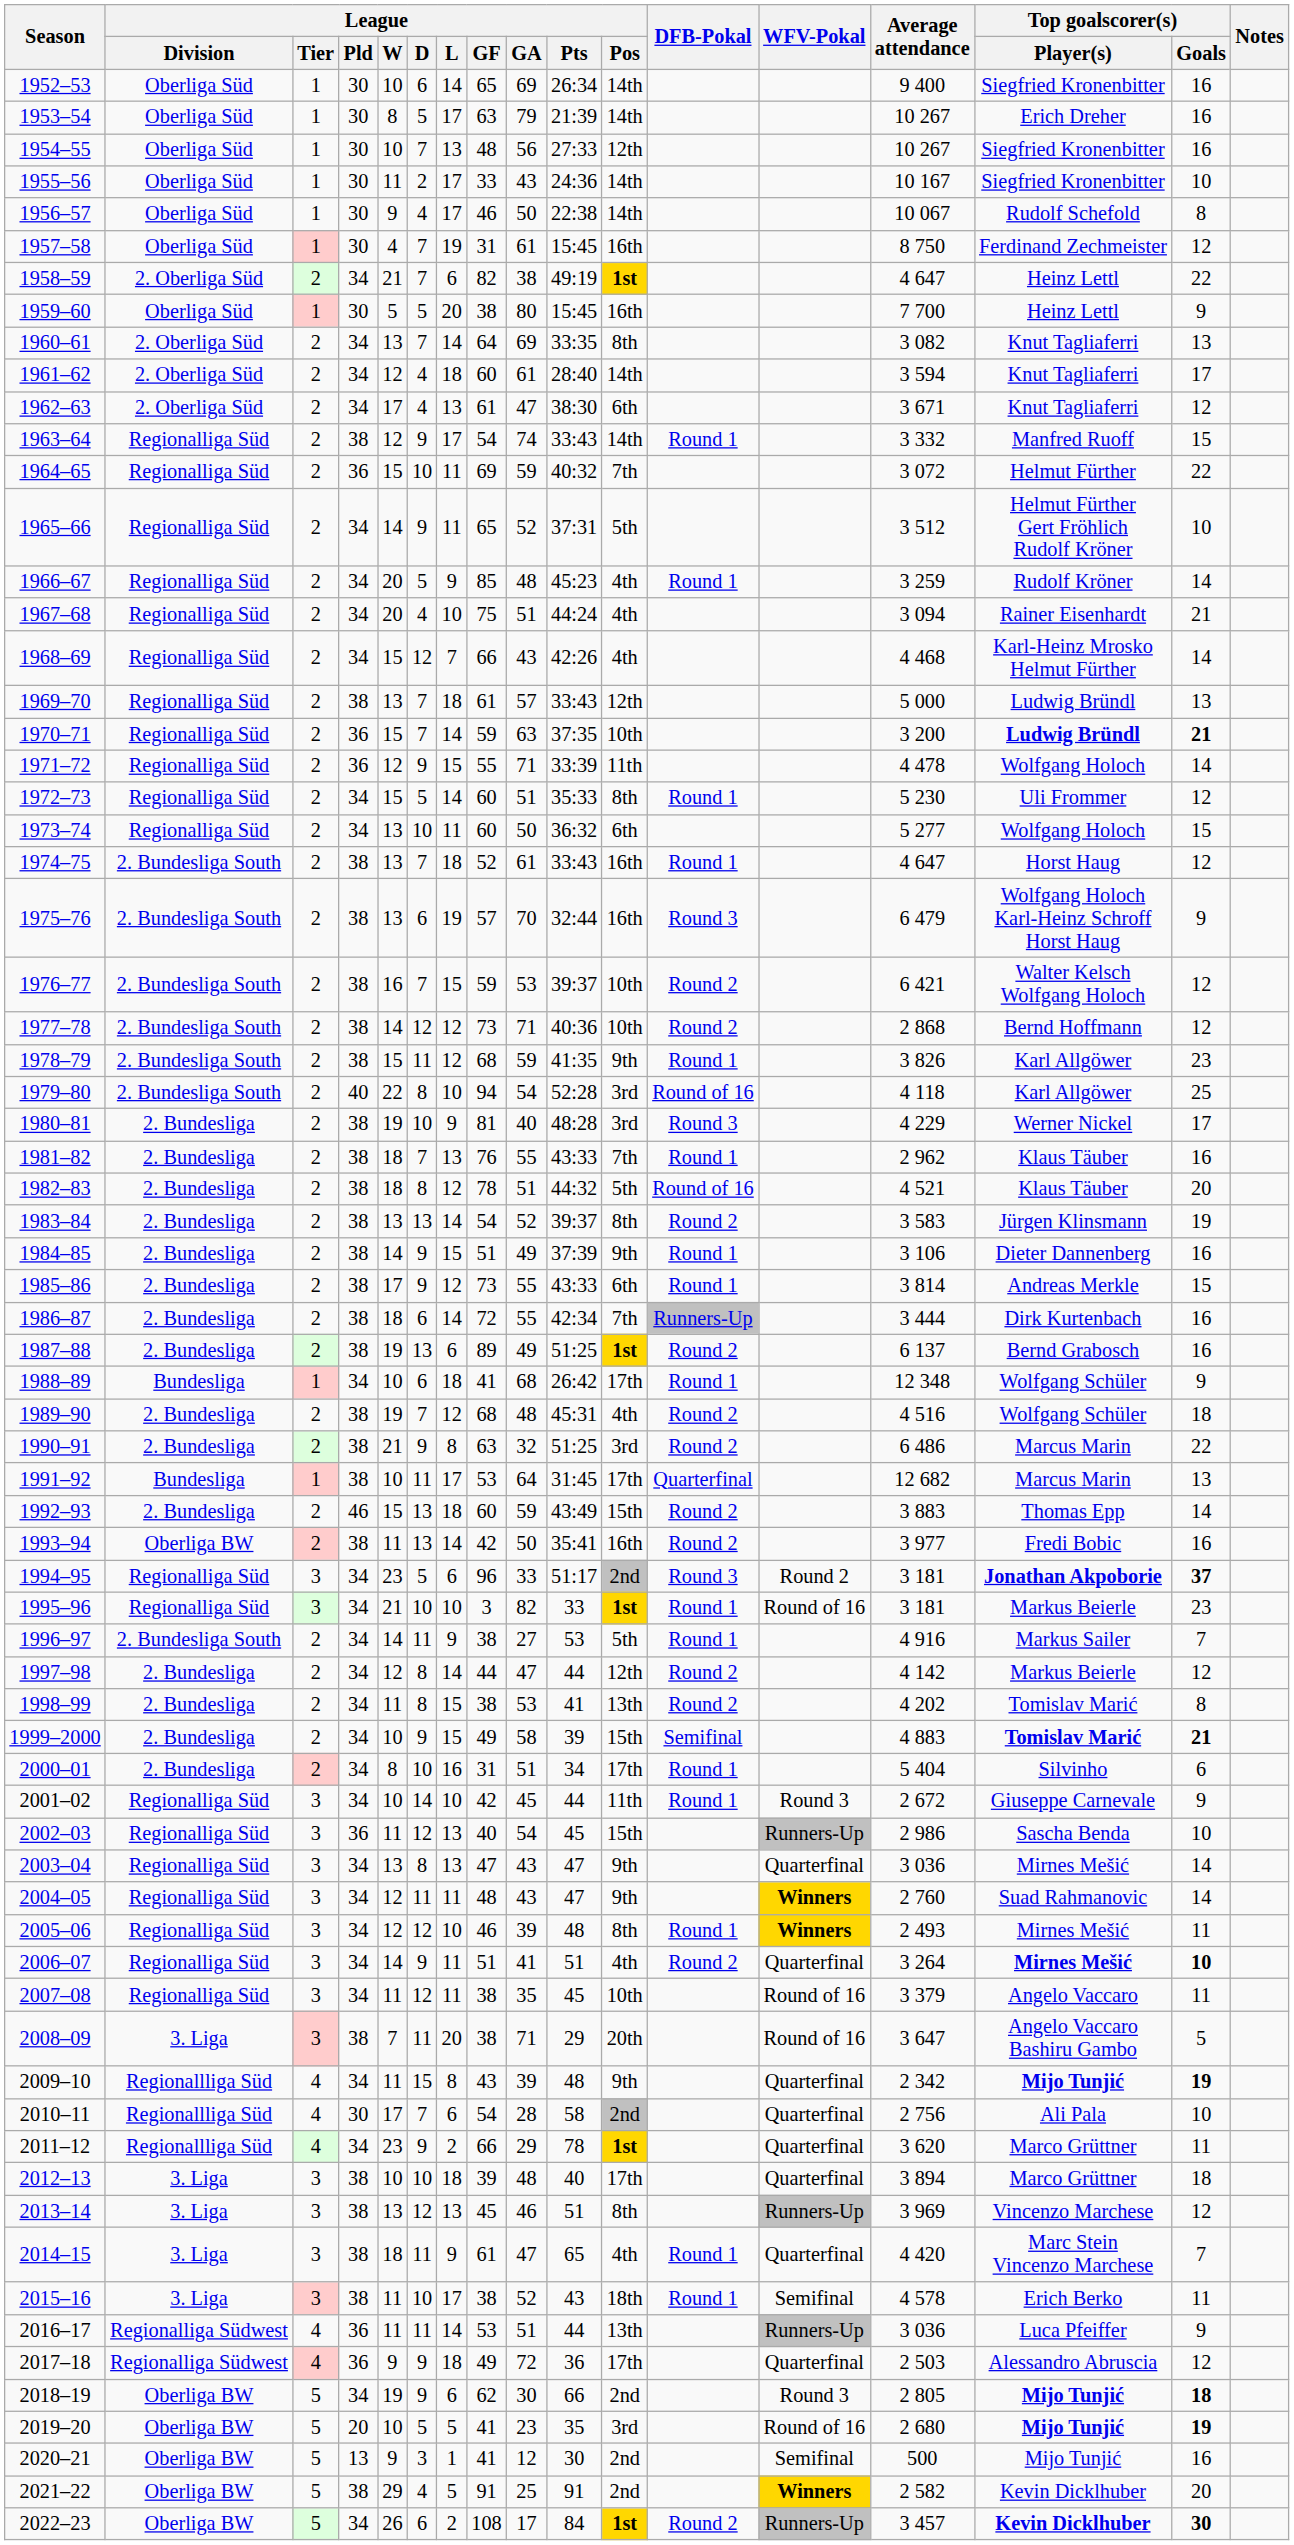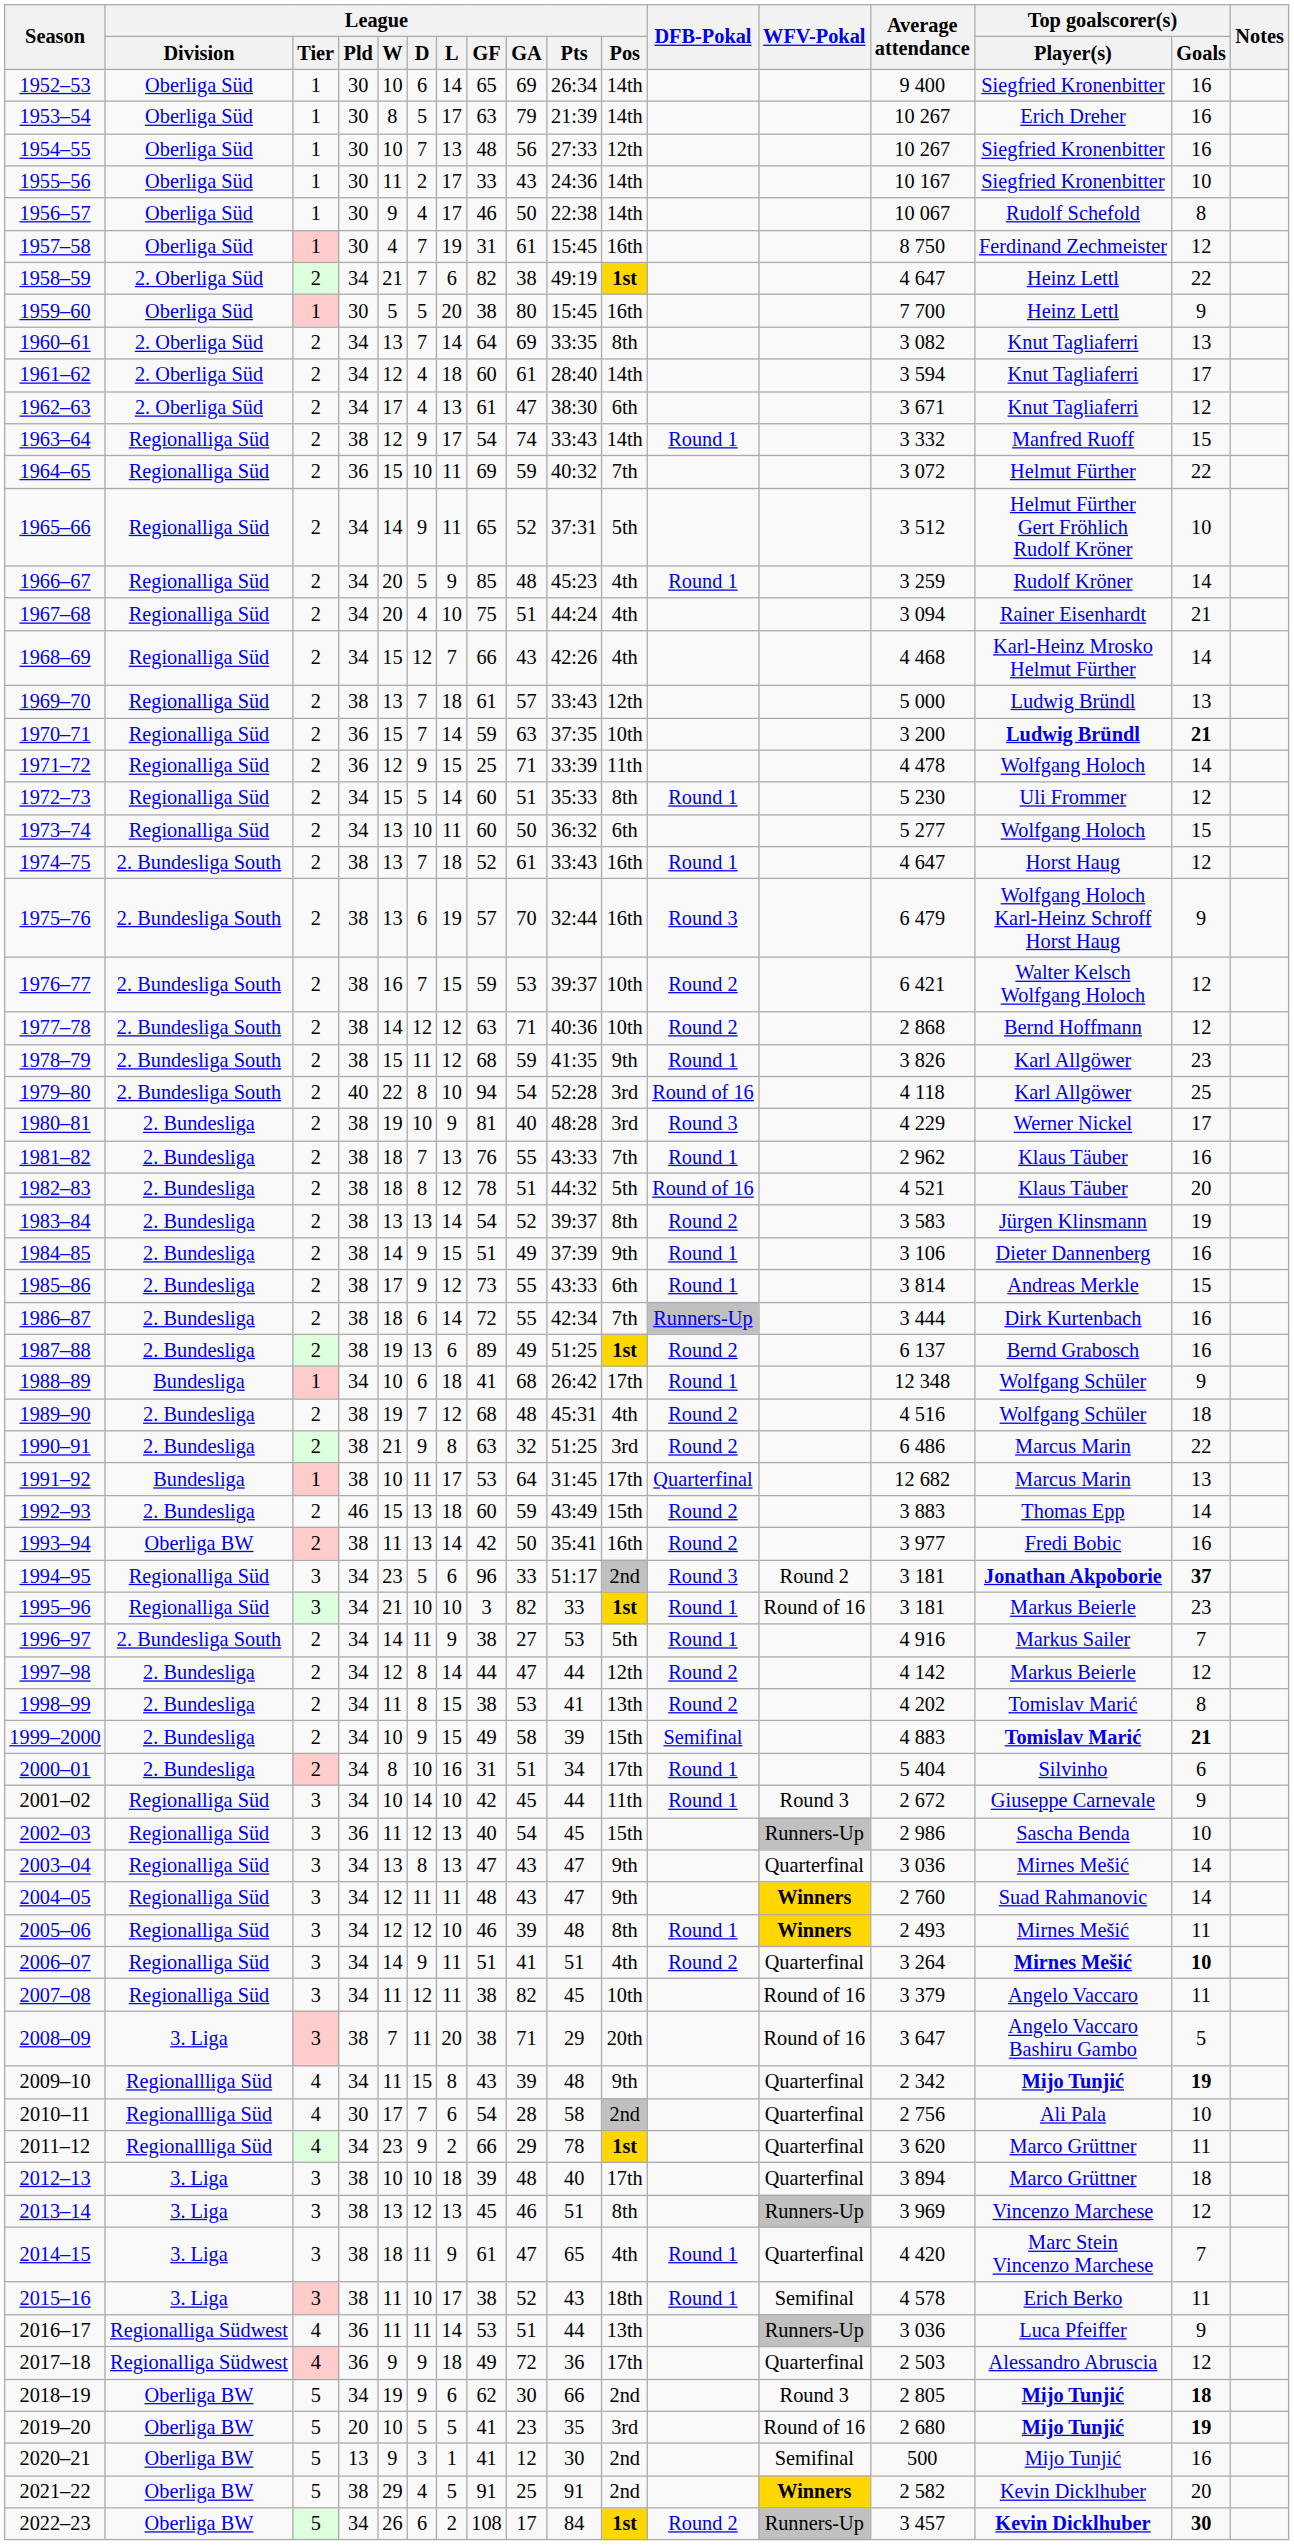(487, 765) 55 -> (487, 765) 25
(487, 1027) 73 -> (487, 1027) 63
(526, 1994) 35 -> (526, 1994) 82
